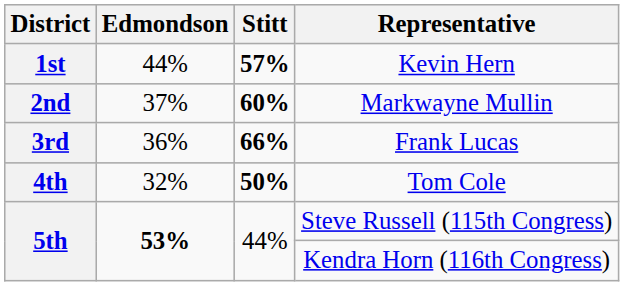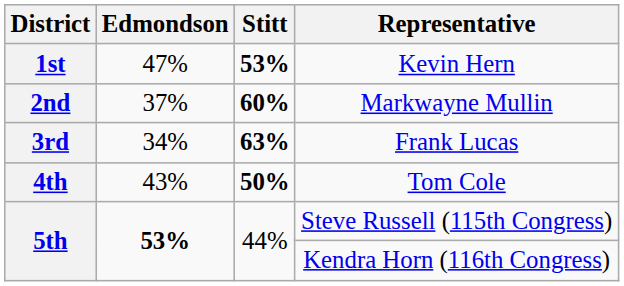(165, 63) 44% -> (165, 63) 47%
(265, 63) 57% -> (265, 63) 53%
(165, 142) 36% -> (165, 142) 34%
(265, 142) 66% -> (265, 142) 63%
(165, 181) 32% -> (165, 181) 43%
